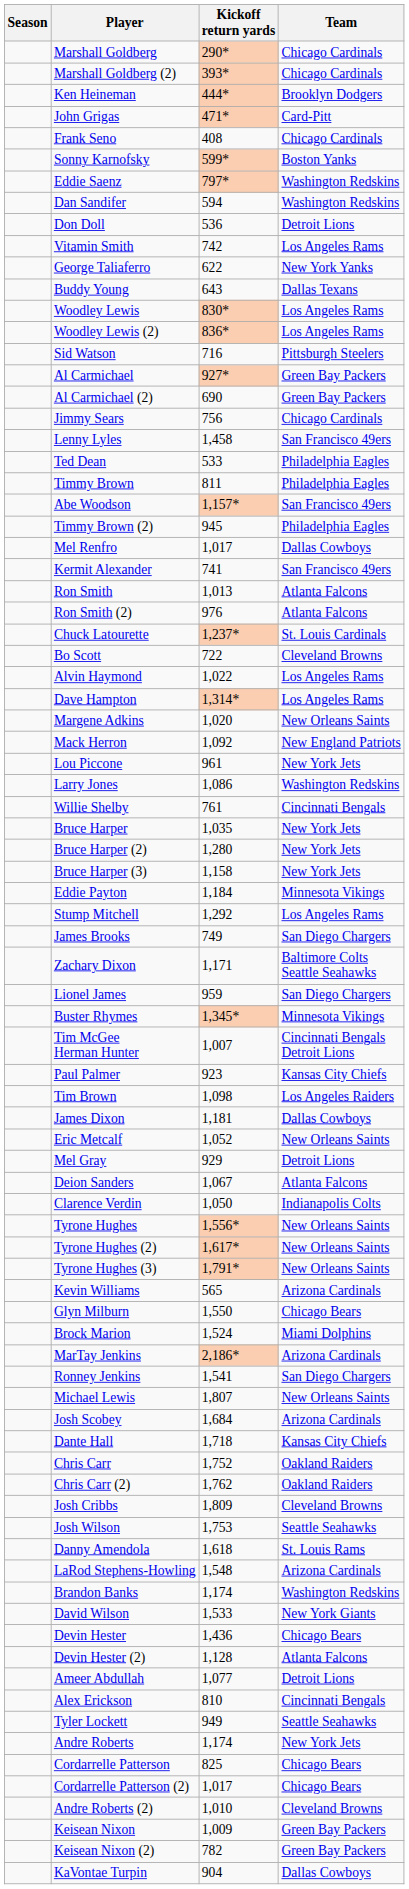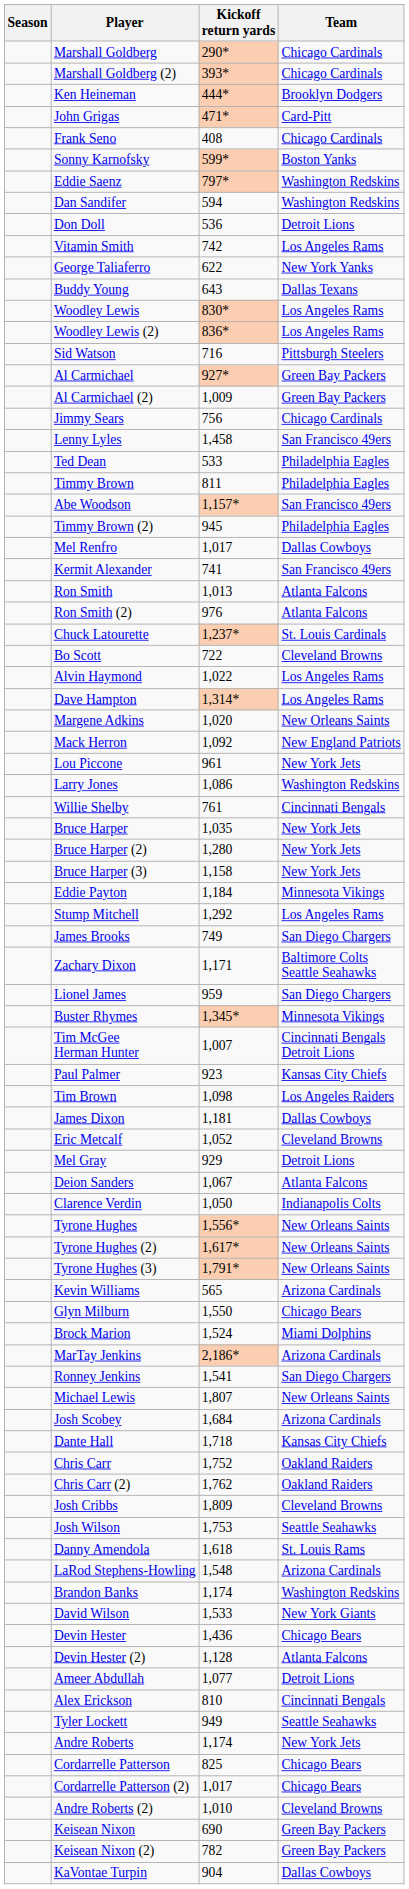(212, 397) 690 -> (217, 397) 1,009
(336, 1139) New Orleans Saints -> (332, 1139) Cleveland Browns
(217, 1829) 1,009 -> (212, 1829) 690
